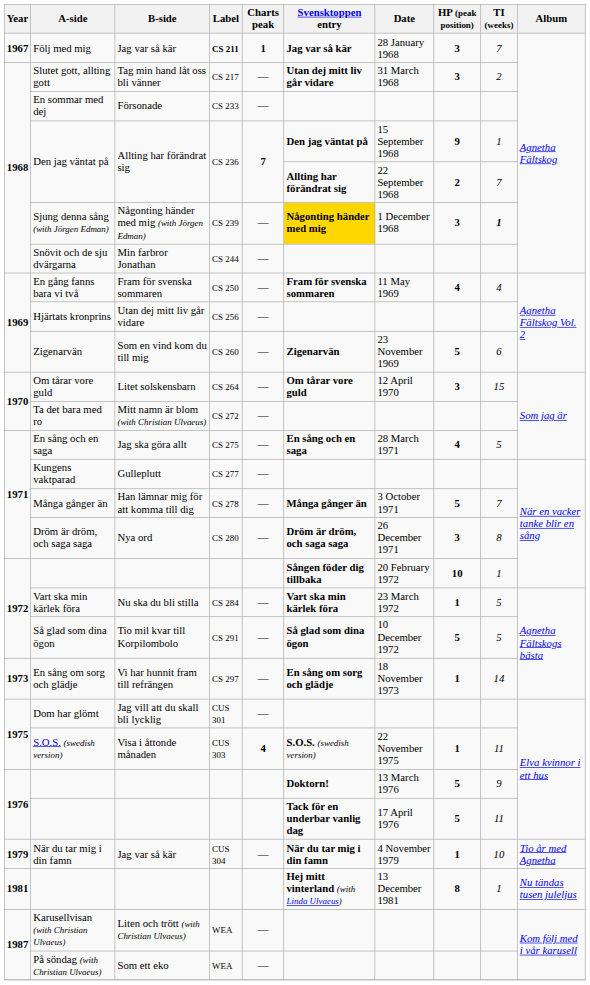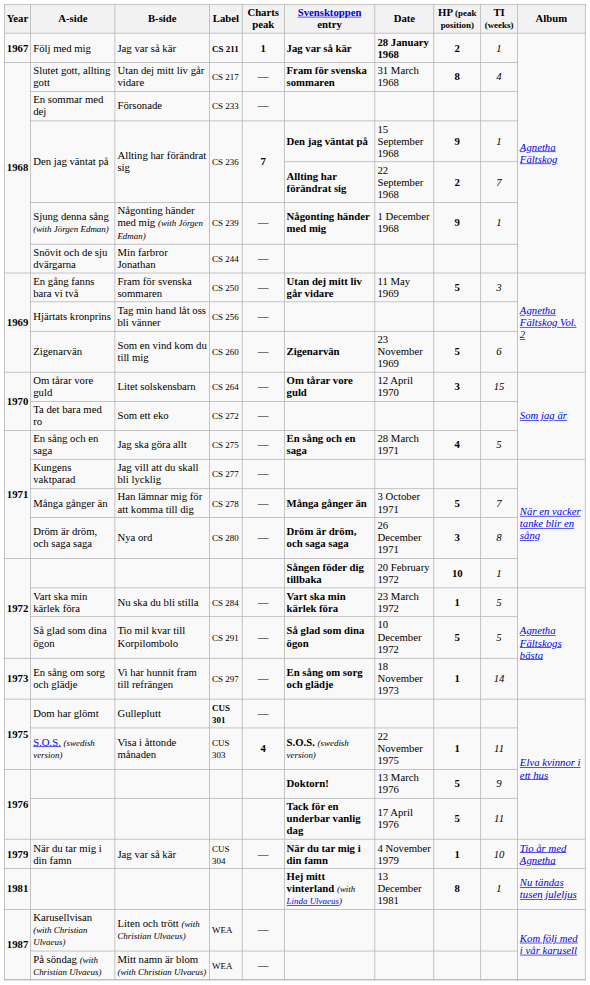(401, 48) normal -> (403, 48) bold
(457, 48) 3 -> (457, 48) 2
(499, 48) 7 -> (499, 48) 1
(162, 77) Tag min hand låt oss bli vänner -> (161, 77) Utan dej mitt liv går vidare
(324, 77) Utan dej mitt liv går vidare -> (327, 77) Fram för svenska sommaren
(457, 77) 3 -> (457, 77) 8
(499, 77) 2 -> (499, 77) 4
(328, 223) gold background -> (328, 223) no background
(457, 223) 3 -> (457, 223) 9
(499, 223) bold -> (499, 223) normal
(327, 287) Fram för svenska sommaren -> (324, 287) Utan dej mitt liv går vidare
(457, 287) 4 -> (457, 287) 5
(499, 287) 4 -> (499, 287) 3
(161, 316) Utan dej mitt liv går vidare -> (162, 316) Tag min hand låt oss bli vänner
(162, 416) Mitt namn är blom (with Christian Ulvaeus) -> (143, 416) Som ett eko
(139, 474) Gulleplutt -> (158, 474) Jag vill att du skall bli lycklig
(158, 713) Jag vill att du skall bli lycklig -> (139, 713) Gulleplutt
(221, 714) normal -> (221, 713) bold
(143, 965) Som ett eko -> (162, 965) Mitt namn är blom (with Christian Ulvaeus)
